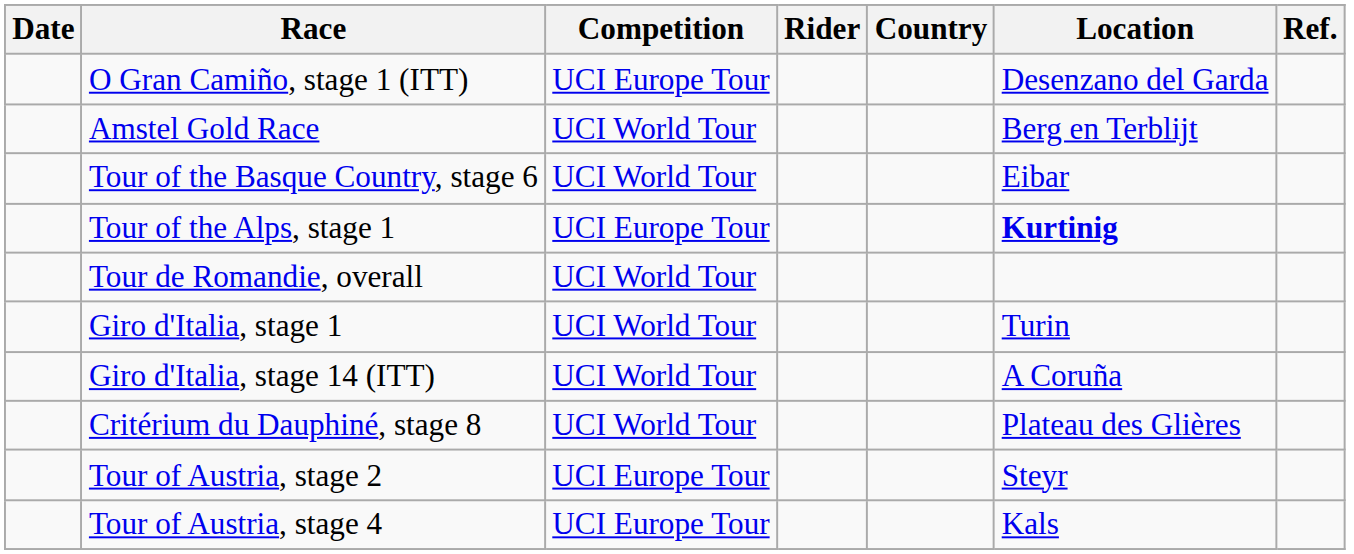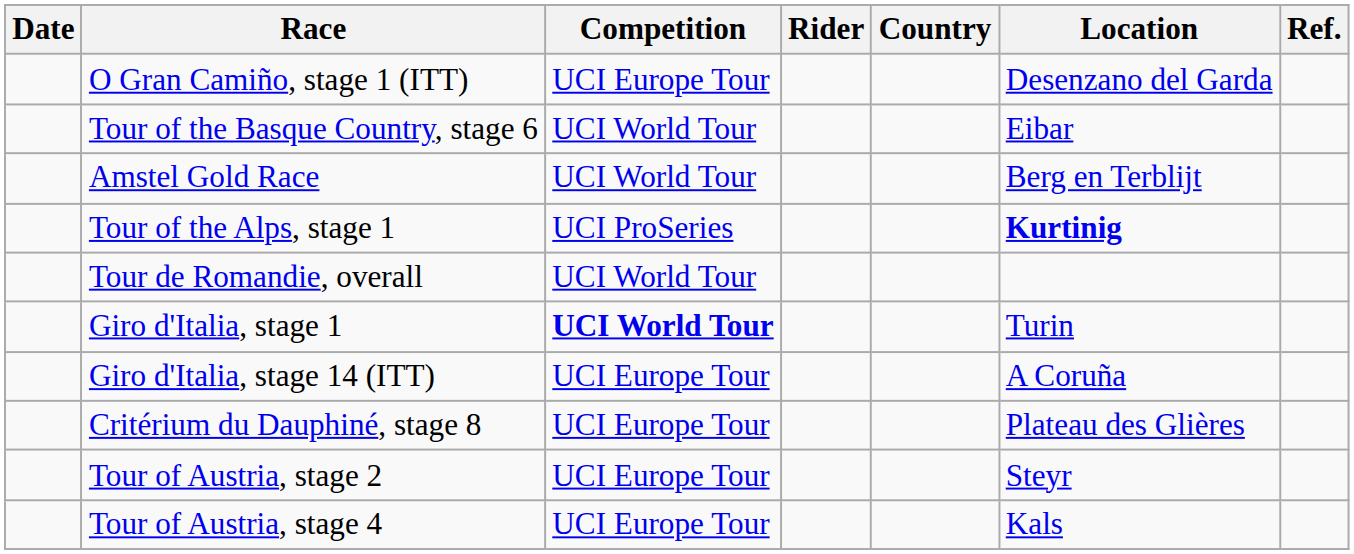rows swapped: (313, 177) <-> (204, 128)
(661, 227) UCI Europe Tour -> (643, 227) UCI ProSeries
(654, 326) normal -> (663, 326) bold
(654, 375) UCI World Tour -> (661, 375) UCI Europe Tour
(654, 425) UCI World Tour -> (661, 425) UCI Europe Tour
